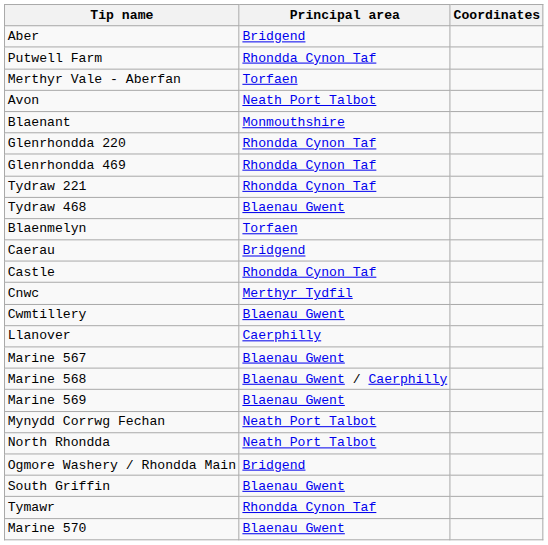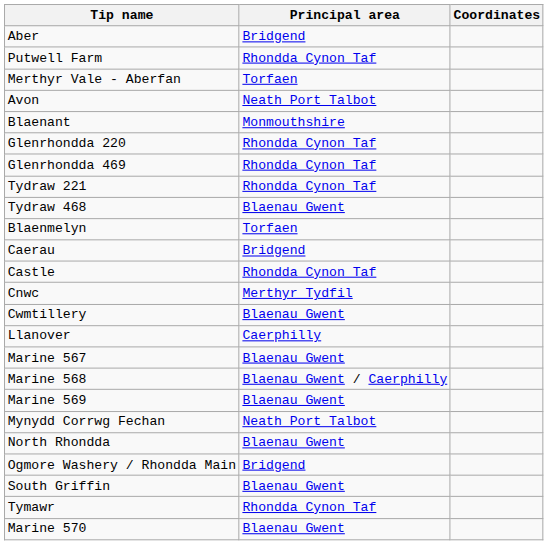(309, 443) Neath Port Talbot -> (294, 443) Blaenau Gwent
